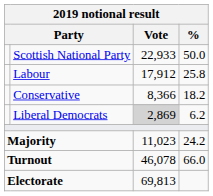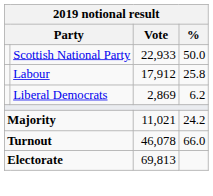- row: (46, 94)
(162, 114) lightgrey background -> (162, 94) no background
(159, 140) 11,023 -> (159, 120) 11,021
